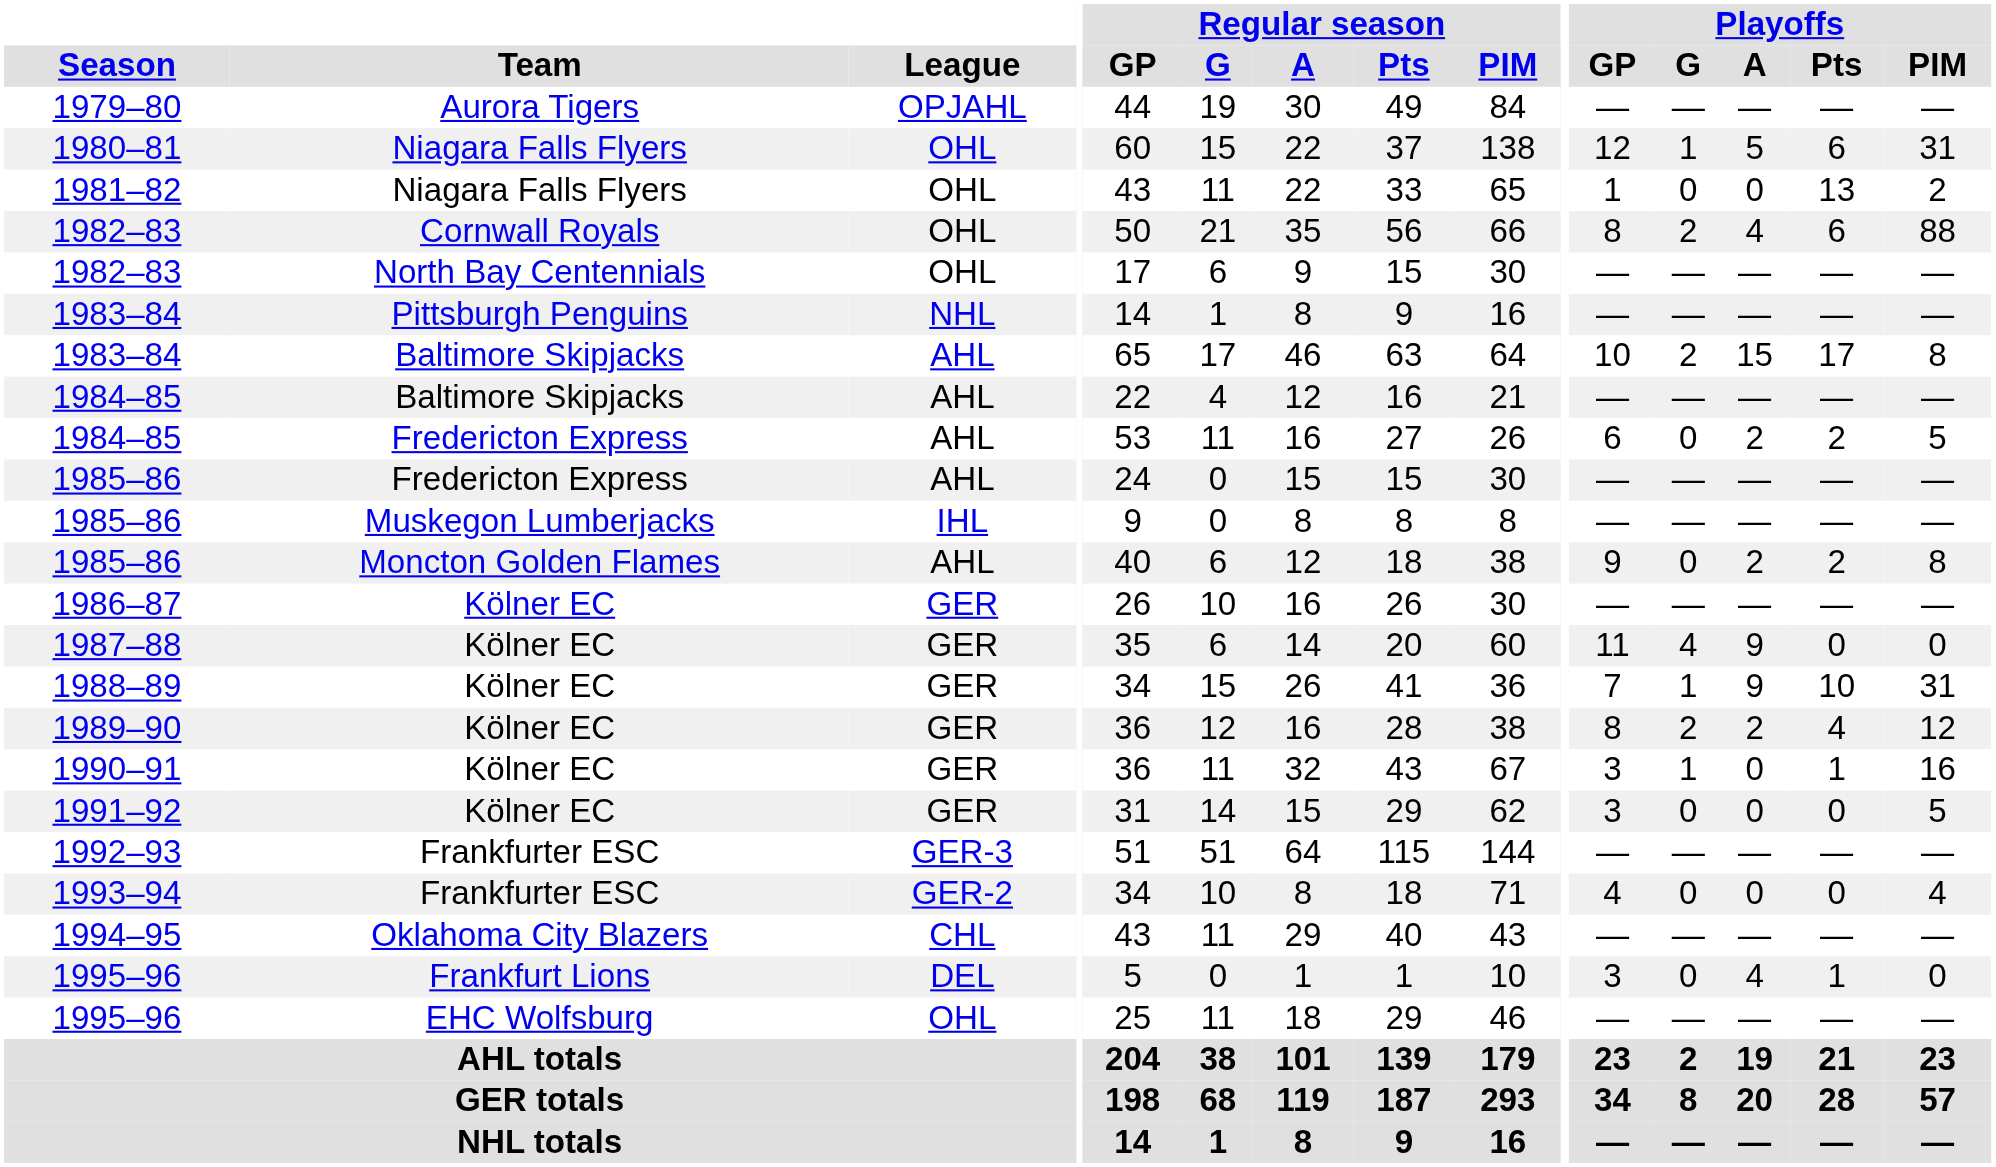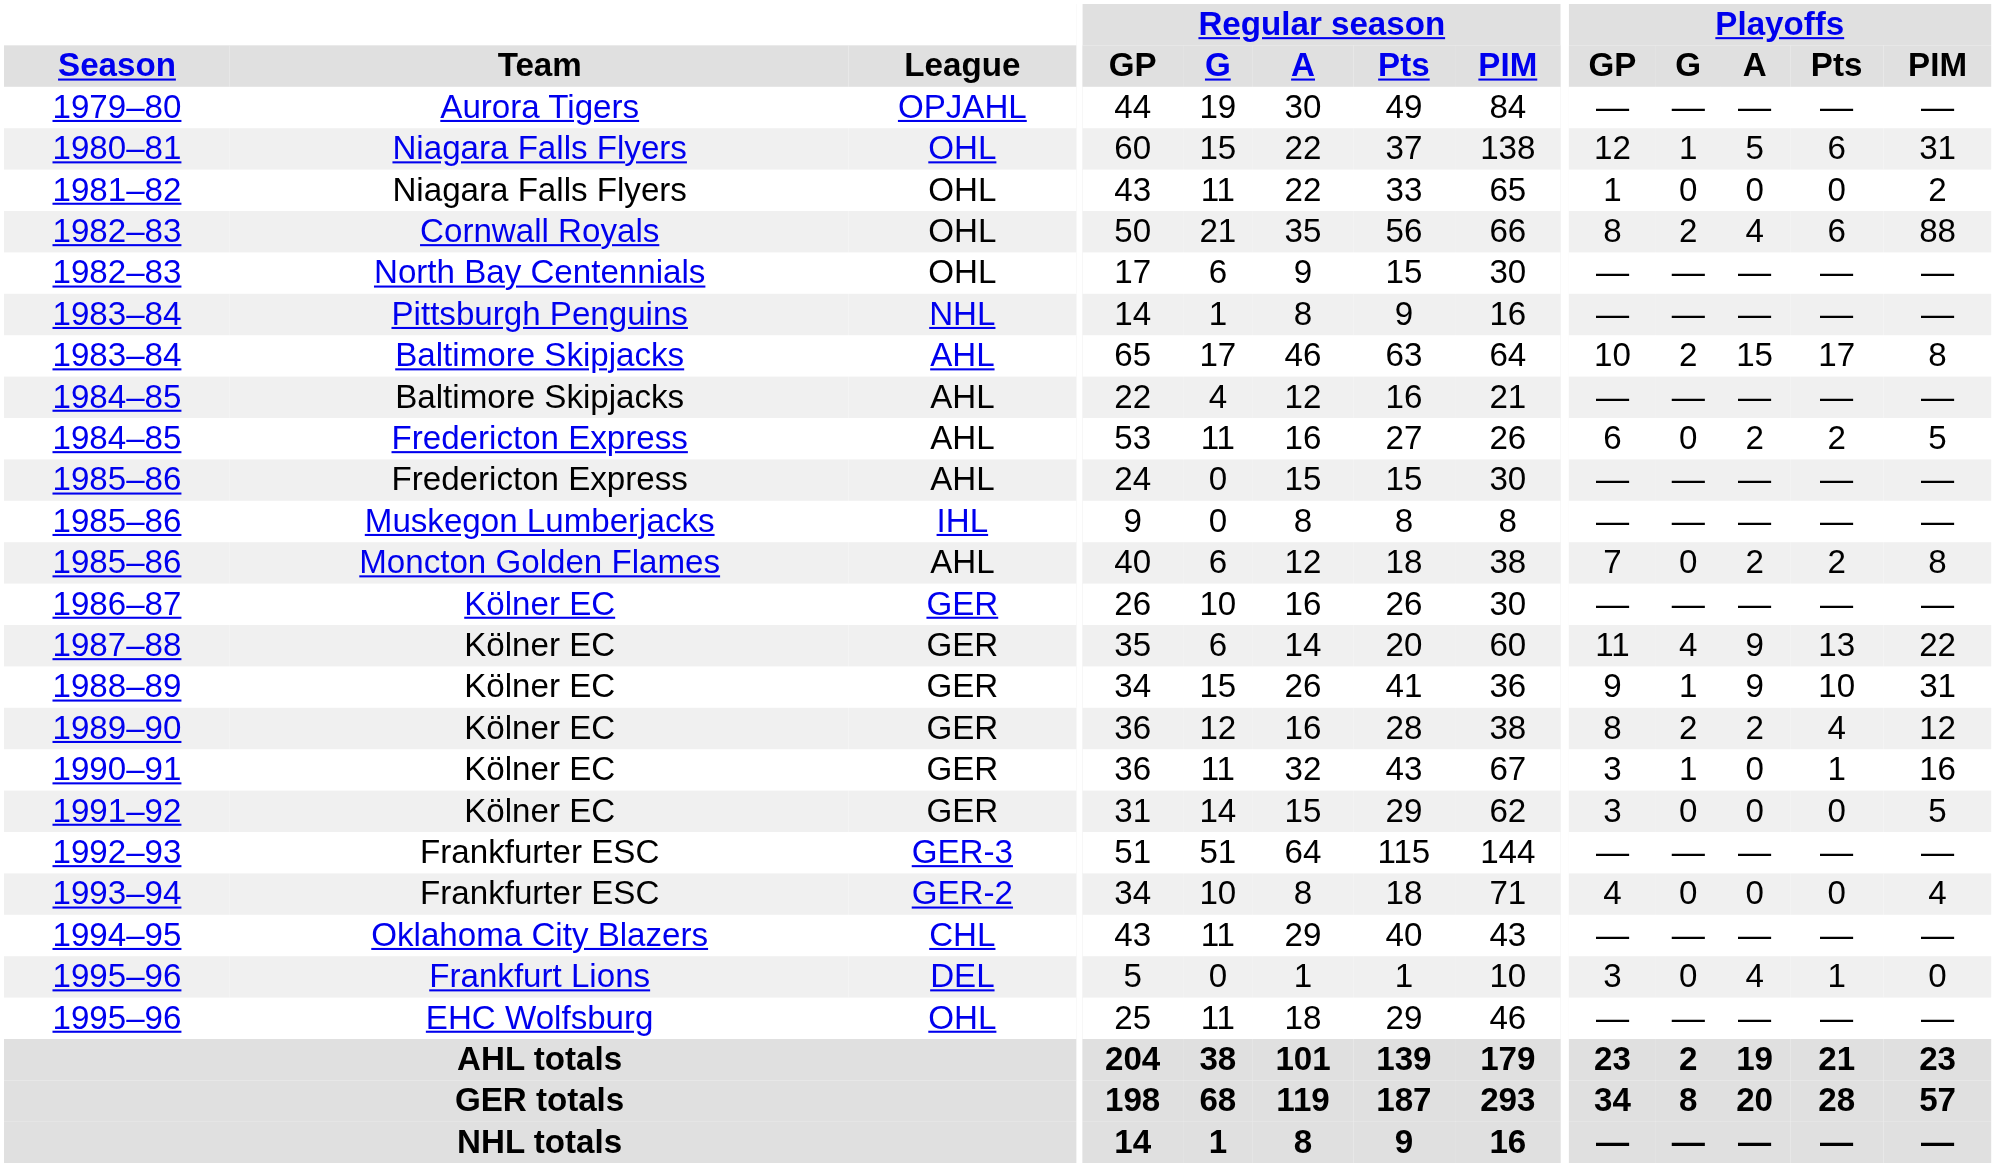(1837, 189) 13 -> (1837, 189) 0
(1612, 562) 9 -> (1612, 562) 7
(1837, 645) 0 -> (1837, 645) 13
(1938, 645) 0 -> (1938, 645) 22
(1612, 686) 7 -> (1612, 686) 9
